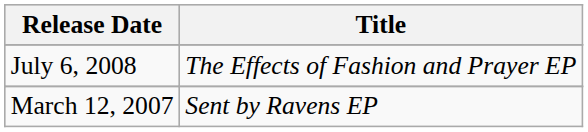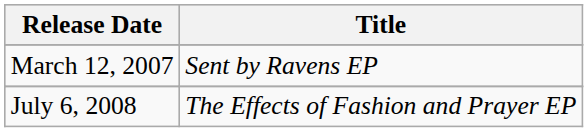rows swapped: (92, 106) <-> (74, 65)
